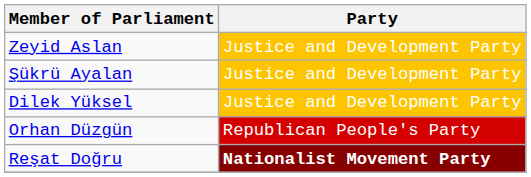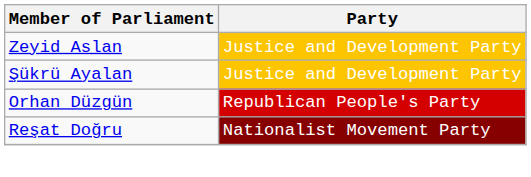- row: (71, 103)
(357, 158) bold -> (357, 131) normal
